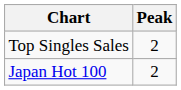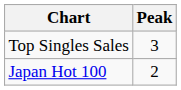(155, 44) 2 -> (155, 44) 3
